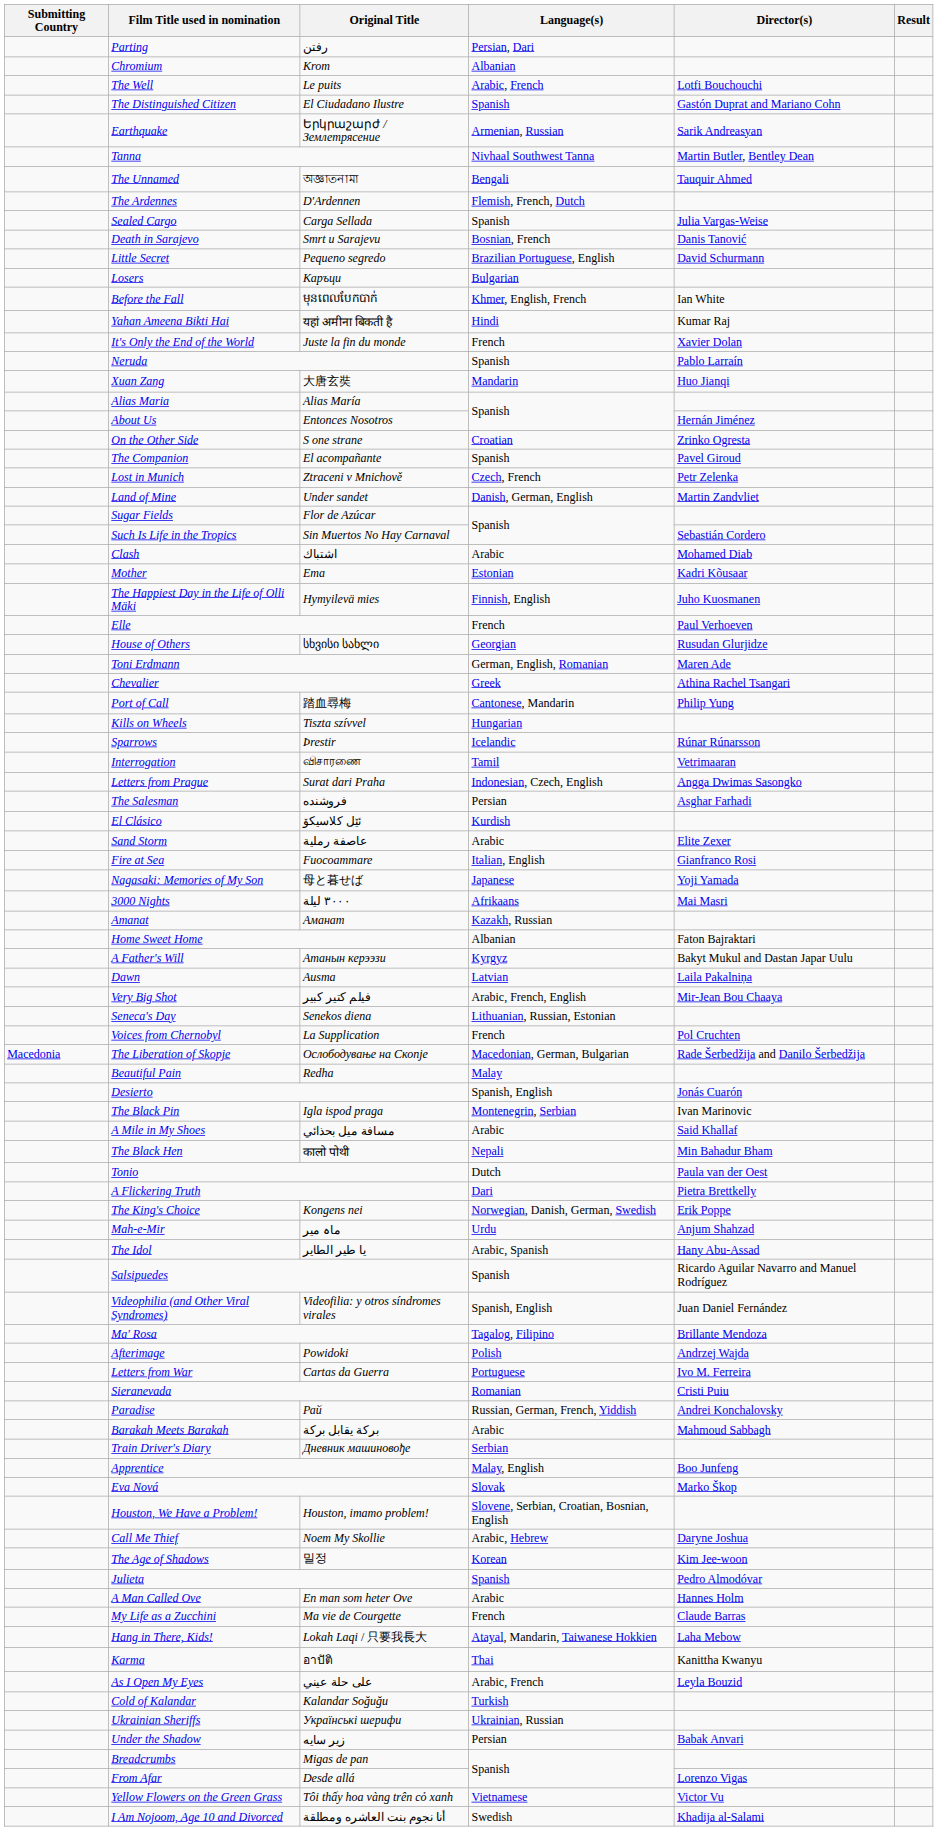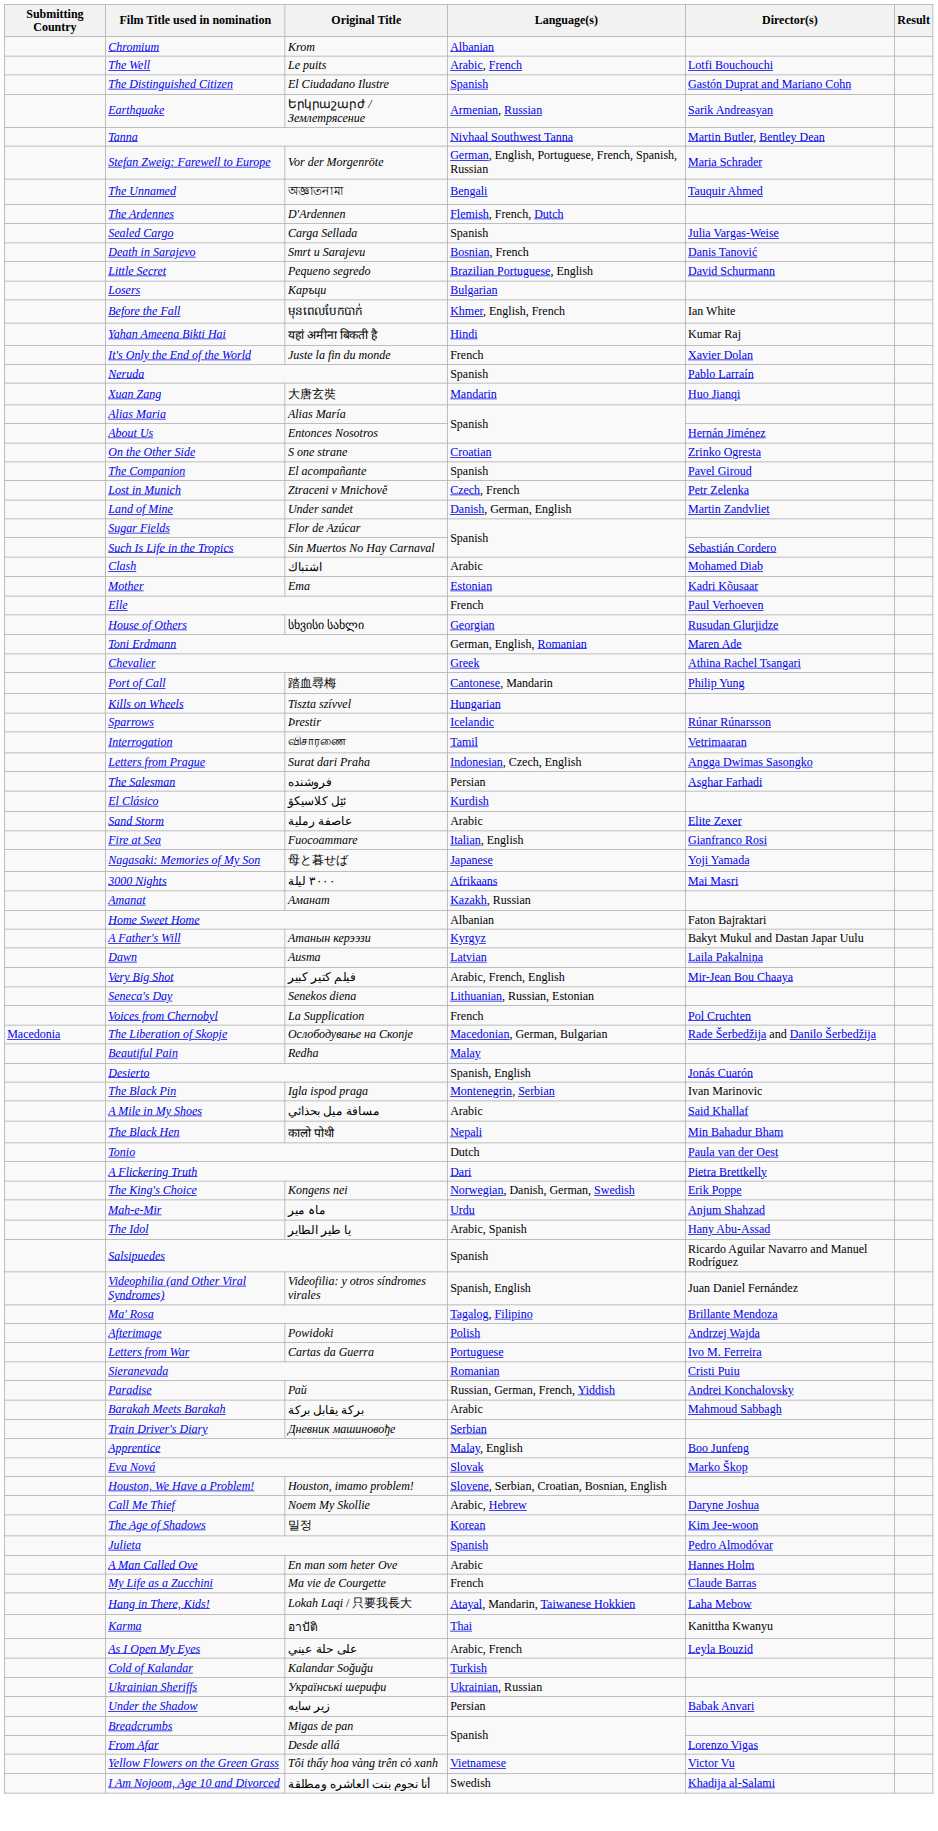- row: (130, 46)
+ row: (189, 162)
- row: (198, 599)
